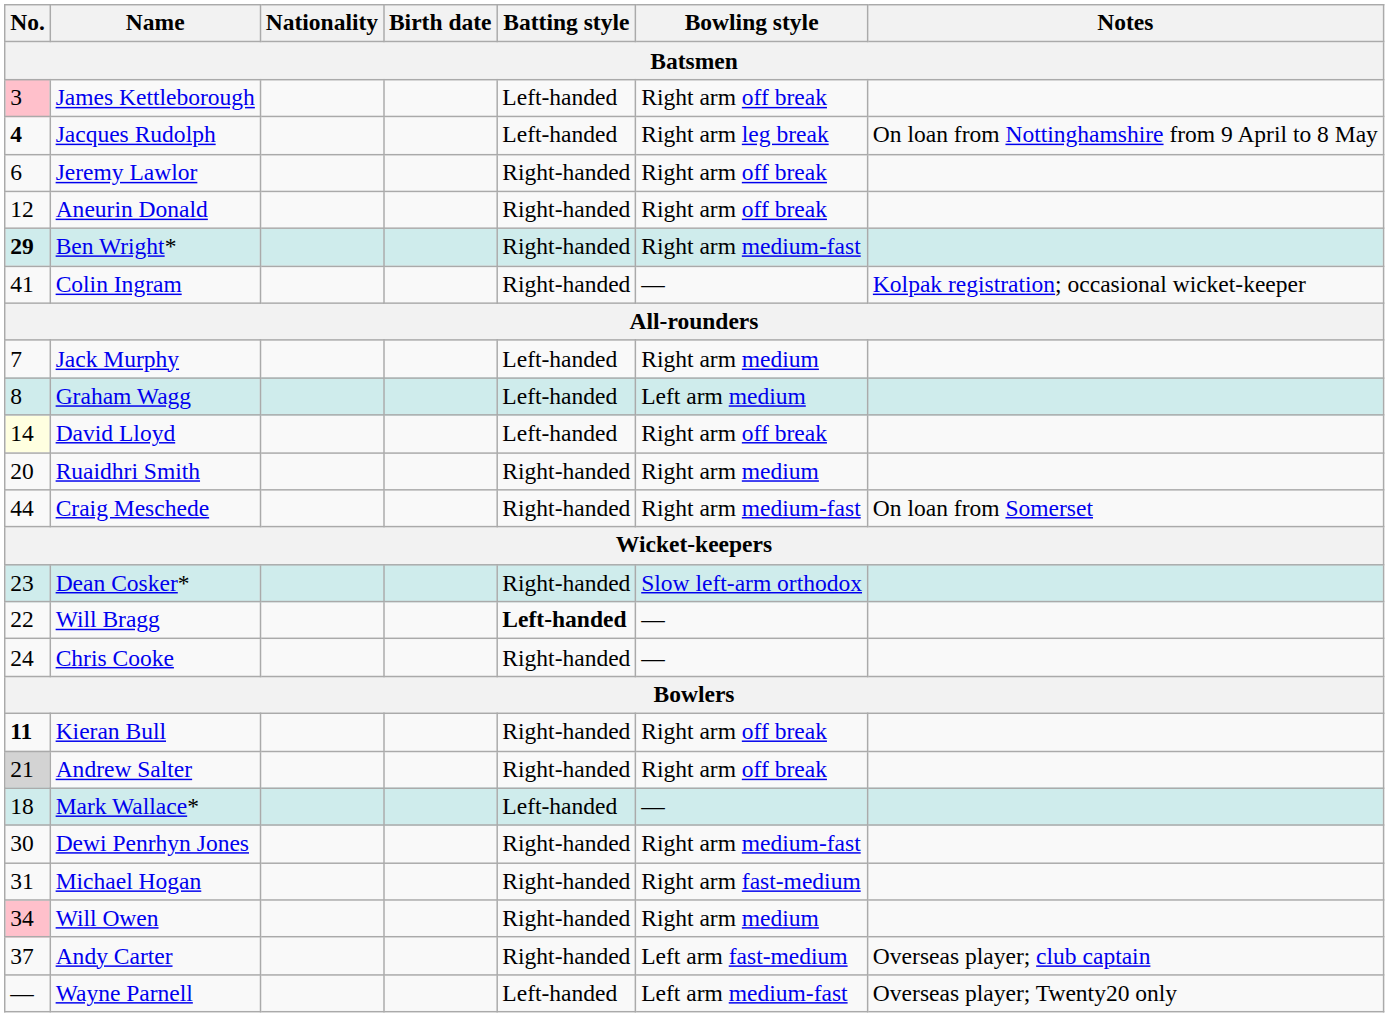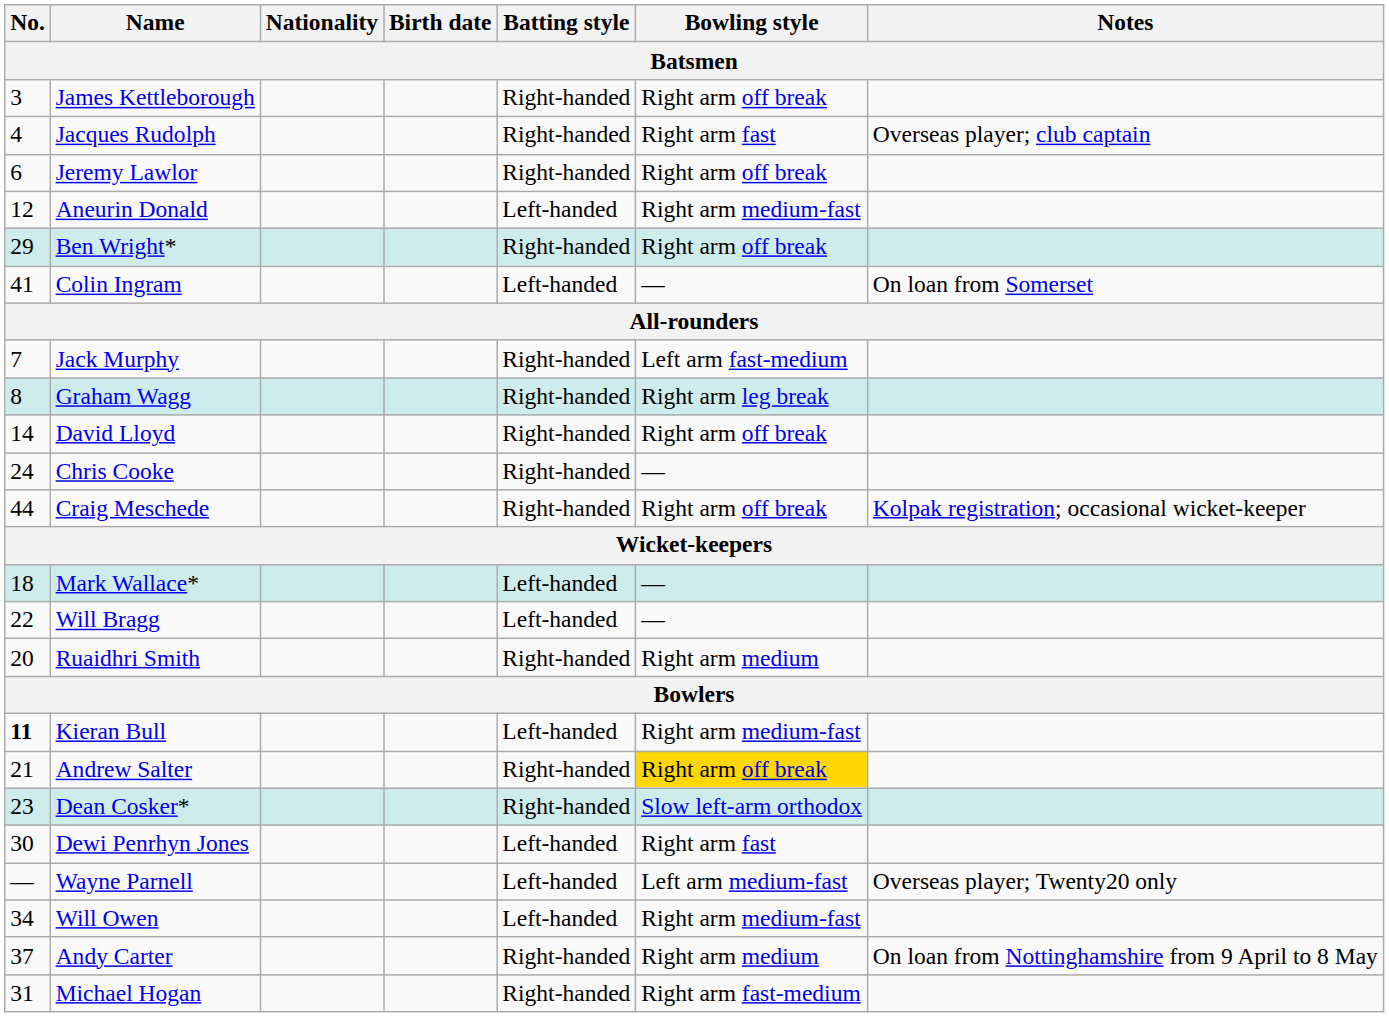(16, 97) pink background -> (16, 97) no background
(560, 97) Left-handed -> (566, 97) Right-handed
(16, 135) bold -> (16, 135) normal
(560, 135) Left-handed -> (566, 135) Right-handed
(735, 135) Right arm leg break -> (709, 135) Right arm fast
(1125, 135) On loan from Nottinghamshire from 9 April to 8 May -> (1012, 135) Overseas player; club captain
(566, 209) Right-handed -> (560, 209) Left-handed
(734, 209) Right arm off break -> (751, 209) Right arm medium-fast
(22, 246) bold -> (22, 246) normal
(751, 246) Right arm medium-fast -> (734, 246) Right arm off break
(566, 284) Right-handed -> (560, 284) Left-handed
(1089, 284) Kolpak registration; occasional wicket-keeper -> (983, 284) On loan from Somerset
(560, 358) Left-handed -> (566, 358) Right-handed
(730, 358) Right arm medium -> (744, 358) Left arm fast-medium
(560, 396) Left-handed -> (566, 396) Right-handed
(724, 396) Left arm medium -> (735, 396) Right arm leg break
(22, 433) lightyellow background -> (22, 433) no background
(560, 433) Left-handed -> (566, 433) Right-handed
rows swapped: (128, 470) <-> (115, 657)
(751, 508) Right arm medium-fast -> (734, 508) Right arm off break
(983, 508) On loan from Somerset -> (1089, 508) Kolpak registration; occasional wicket-keeper
rows swapped: (127, 806) <-> (123, 582)
(564, 619) bold -> (560, 619) normal
(566, 731) Right-handed -> (560, 731) Left-handed
(734, 731) Right arm off break -> (751, 731) Right arm medium-fast
(22, 769) lightgrey background -> (22, 769) no background
(734, 769) no background -> (734, 769) gold background
(566, 843) Right-handed -> (560, 843) Left-handed
(751, 843) Right arm medium-fast -> (709, 843) Right arm fast
rows swapped: (128, 881) <-> (124, 992)
(22, 918) pink background -> (22, 918) no background
(566, 918) Right-handed -> (560, 918) Left-handed
(730, 918) Right arm medium -> (751, 918) Right arm medium-fast
(744, 955) Left arm fast-medium -> (730, 955) Right arm medium
(1012, 955) Overseas player; club captain -> (1125, 955) On loan from Nottinghamshire from 9 April to 8 May
